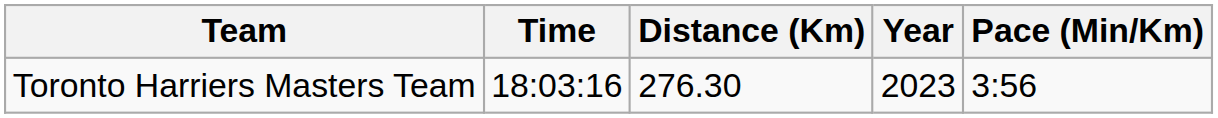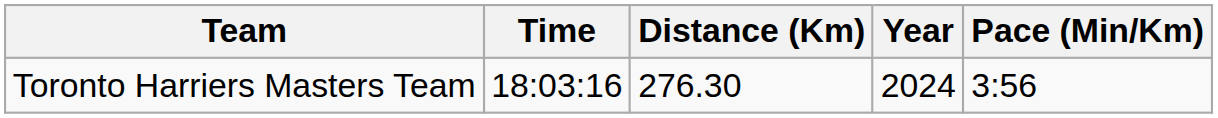(918, 84) 2023 -> (918, 84) 2024
